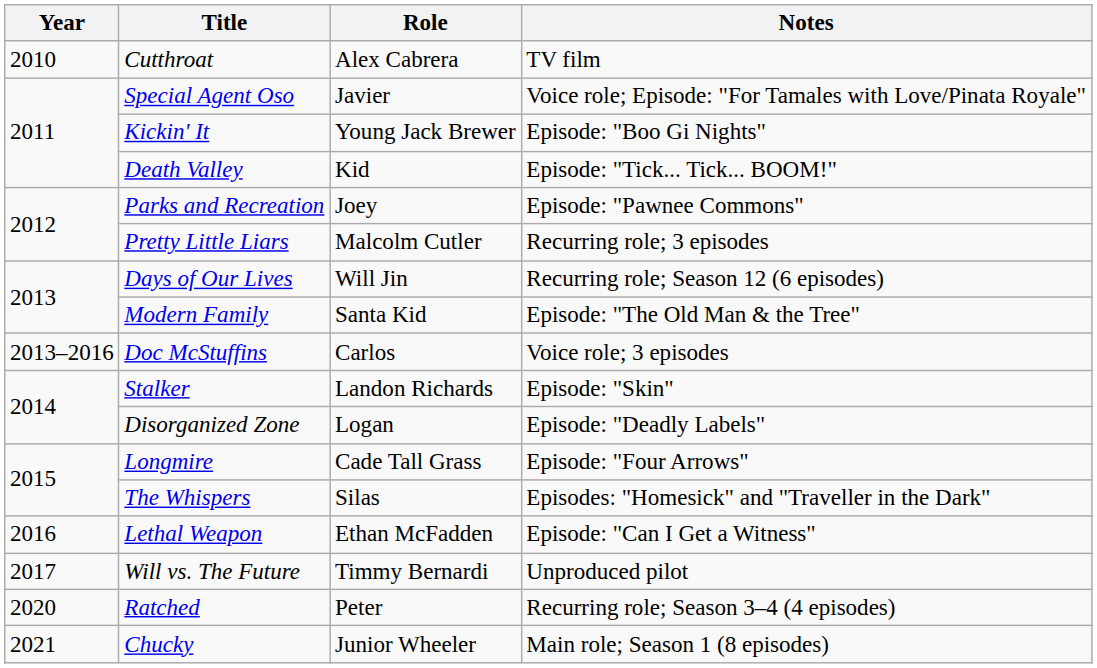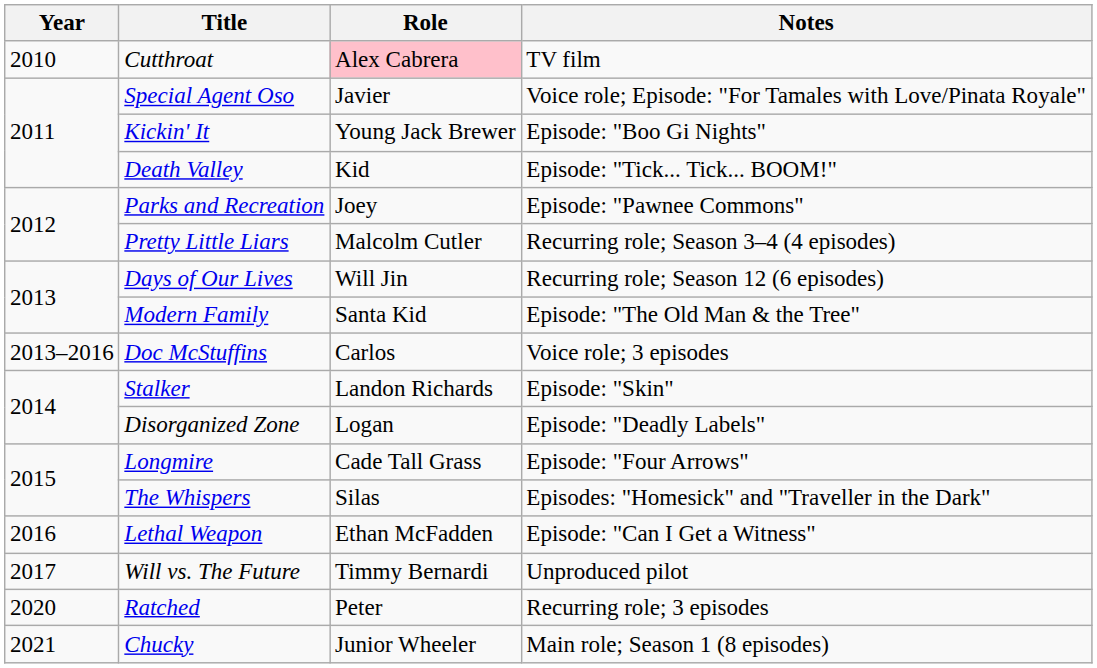(397, 59) no background -> (397, 59) pink background
(648, 242) Recurring role; 3 episodes -> (711, 242) Recurring role; Season 3–4 (4 episodes)
(711, 607) Recurring role; Season 3–4 (4 episodes) -> (648, 607) Recurring role; 3 episodes
